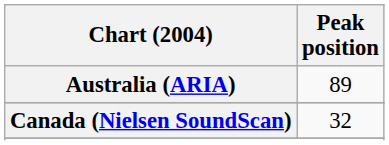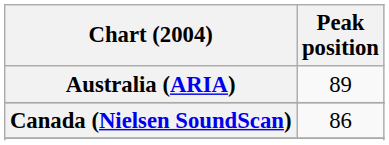(340, 120) 32 -> (340, 120) 86
